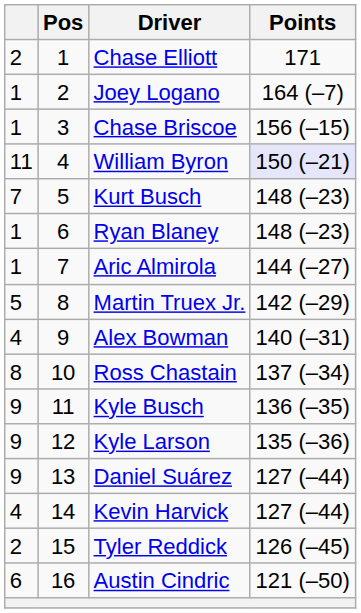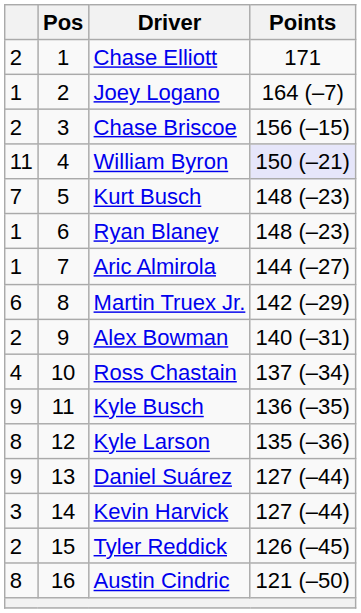(16, 127) 1 -> (16, 127) 2
(16, 301) 5 -> (16, 301) 6
(16, 336) 4 -> (16, 336) 2
(16, 371) 8 -> (16, 371) 4
(16, 441) 9 -> (16, 441) 8
(16, 511) 4 -> (16, 511) 3
(16, 581) 6 -> (16, 581) 8
